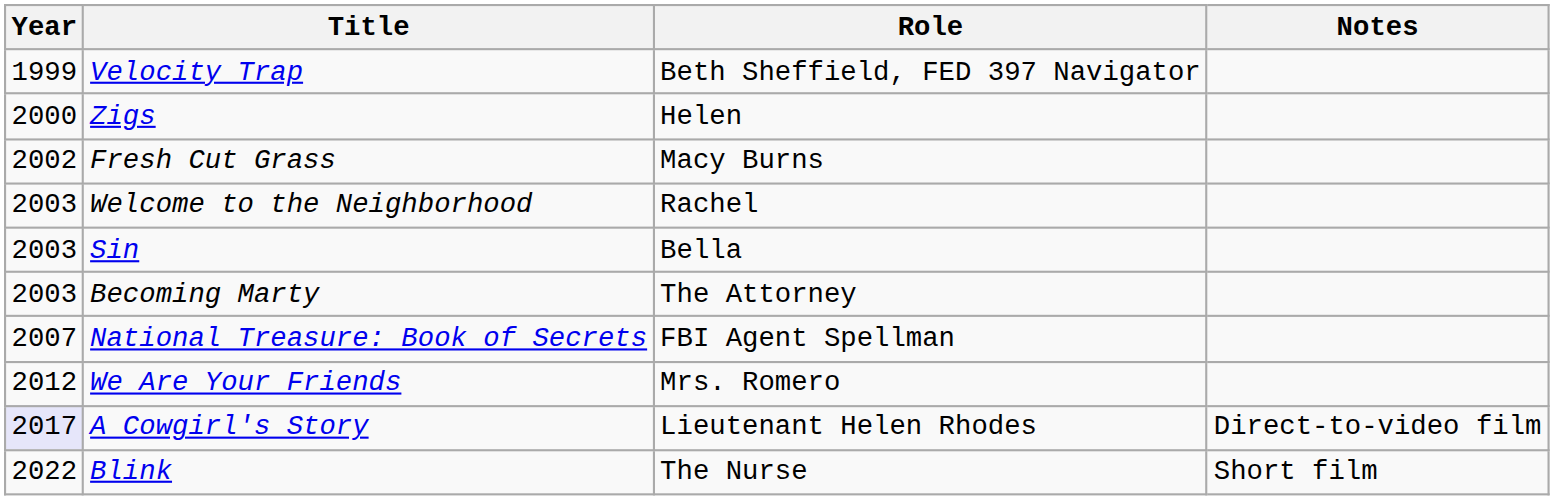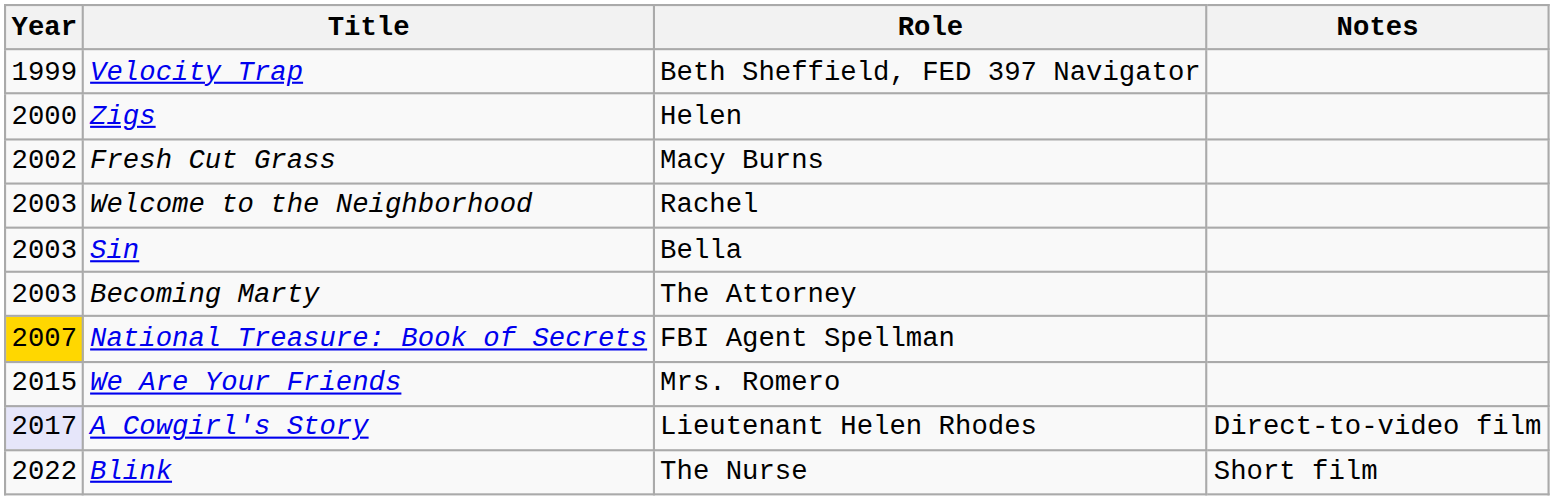(44, 339) no background -> (44, 339) gold background
(44, 383) 2012 -> (44, 383) 2015
